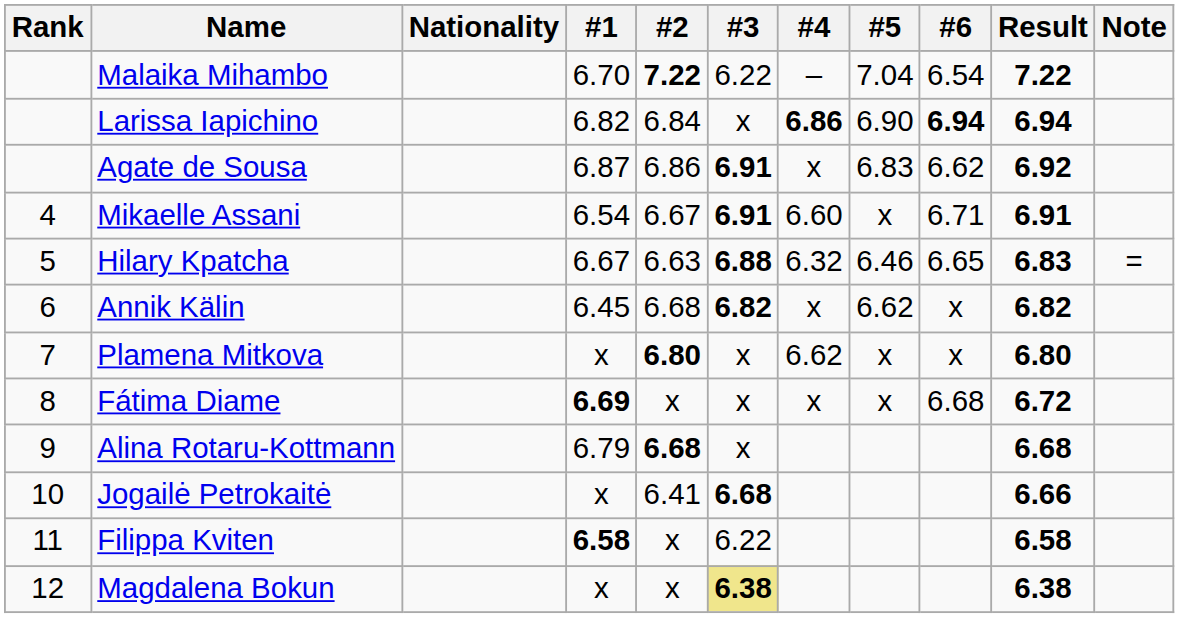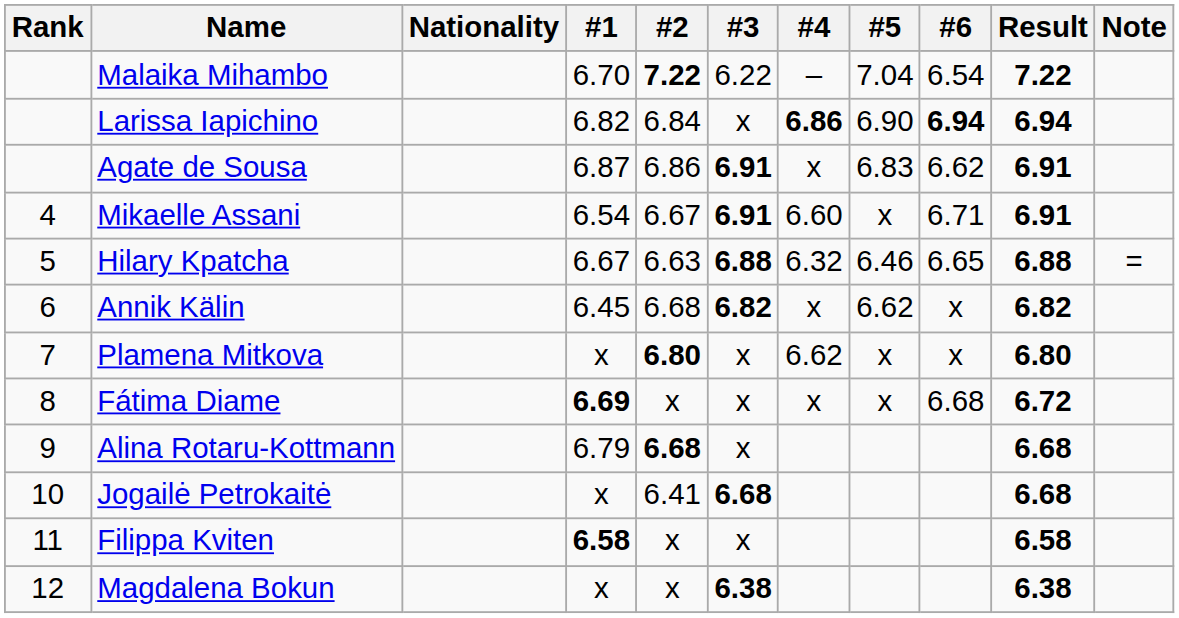(1043, 167) 6.92 -> (1043, 167) 6.91
(1043, 261) 6.83 -> (1043, 261) 6.88
(1043, 494) 6.66 -> (1043, 494) 6.68
(743, 541) 6.22 -> (743, 541) x
(743, 588) khaki background -> (743, 588) no background
